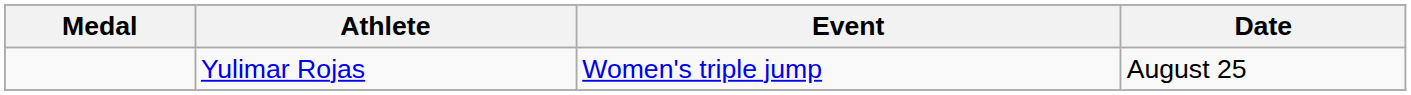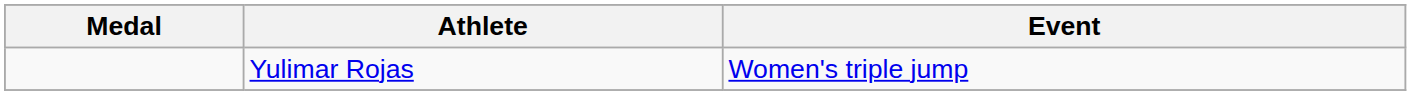- column: (1263, 26)
